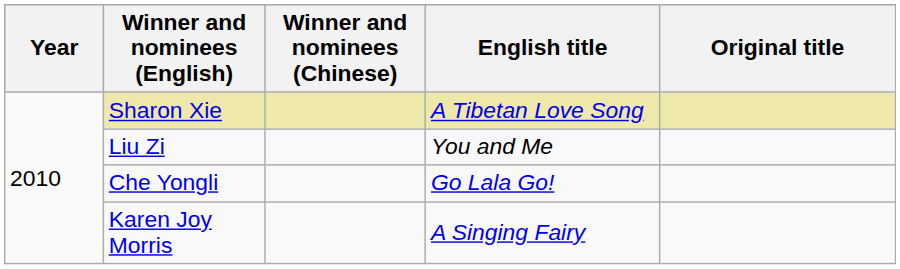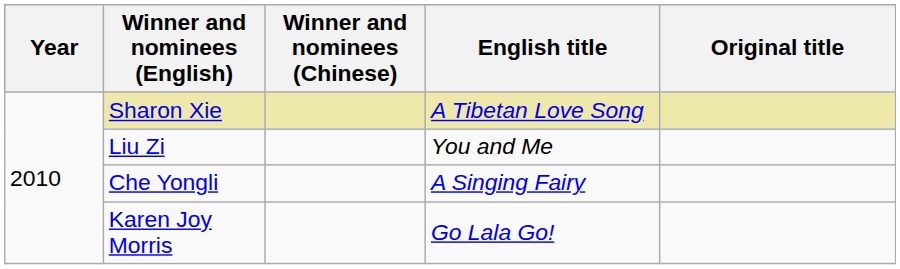(493, 182) Go Lala Go! -> (508, 182) A Singing Fairy
(508, 232) A Singing Fairy -> (493, 232) Go Lala Go!
